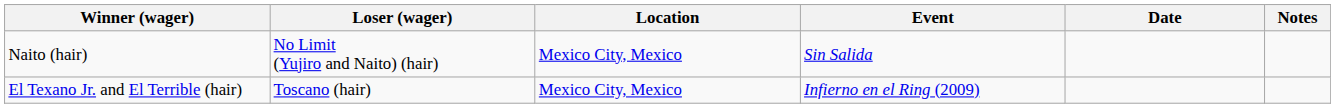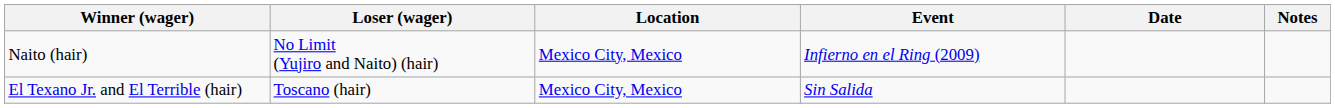(838, 53) Sin Salida -> (892, 53) Infierno en el Ring (2009)
(892, 90) Infierno en el Ring (2009) -> (838, 90) Sin Salida
